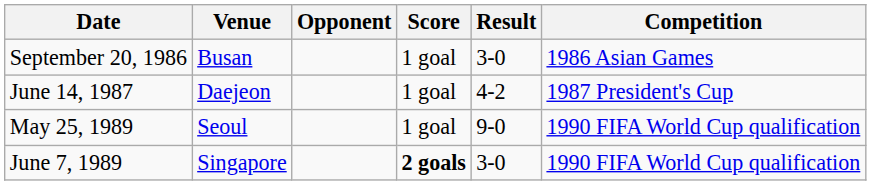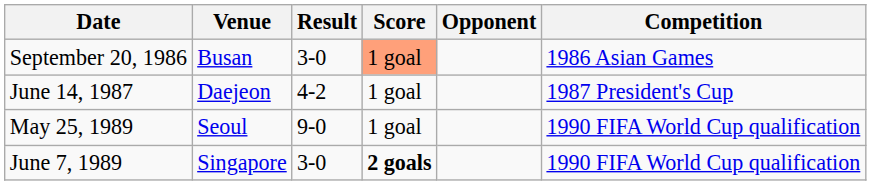columns swapped: (344, 22) <-> (506, 22)
(429, 57) no background -> (394, 57) lightsalmon background
